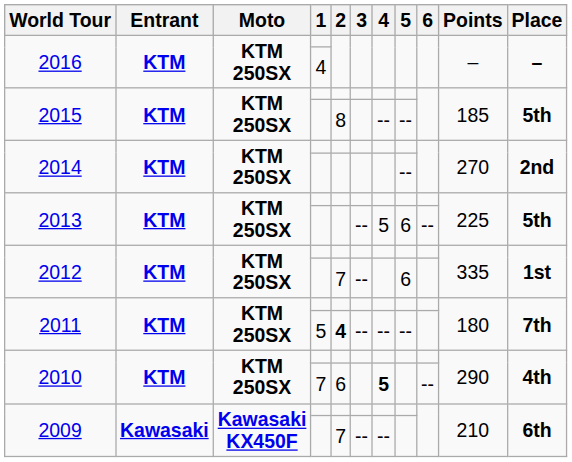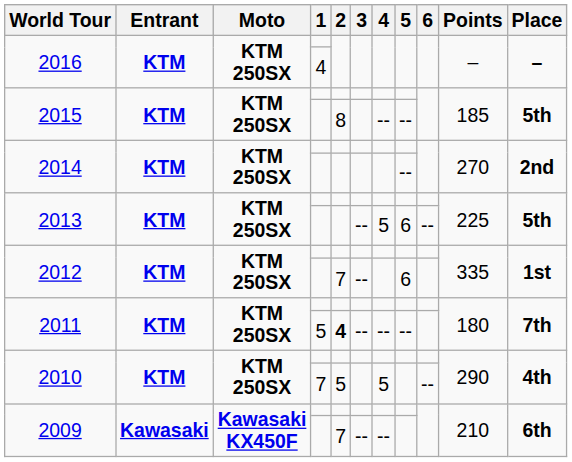(341, 383) 6 -> (341, 383) 5
(384, 383) bold -> (384, 383) normal
